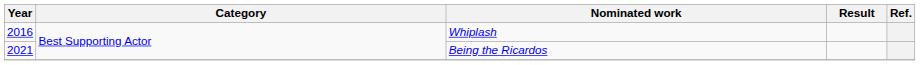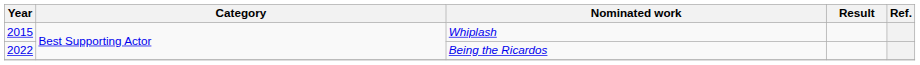(20, 32) 2016 -> (20, 32) 2015
(20, 50) 2021 -> (20, 50) 2022
